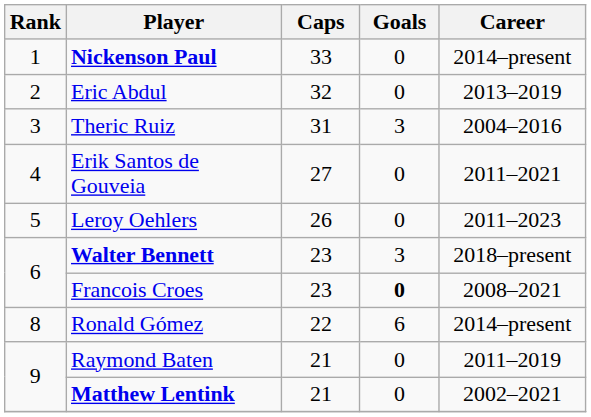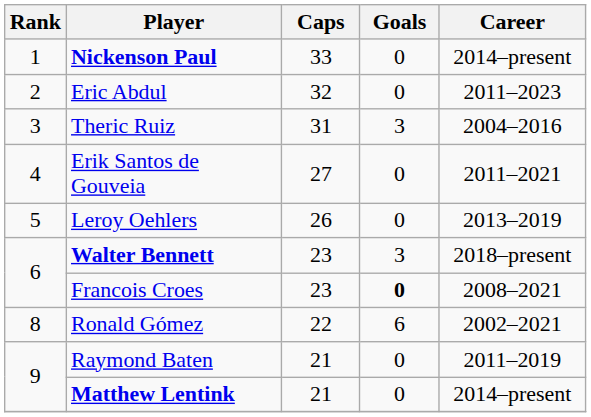(512, 91) 2013–2019 -> (512, 91) 2011–2023
(512, 220) 2011–2023 -> (512, 220) 2013–2019
(512, 324) 2014–present -> (512, 324) 2002–2021
(512, 394) 2002–2021 -> (512, 394) 2014–present
